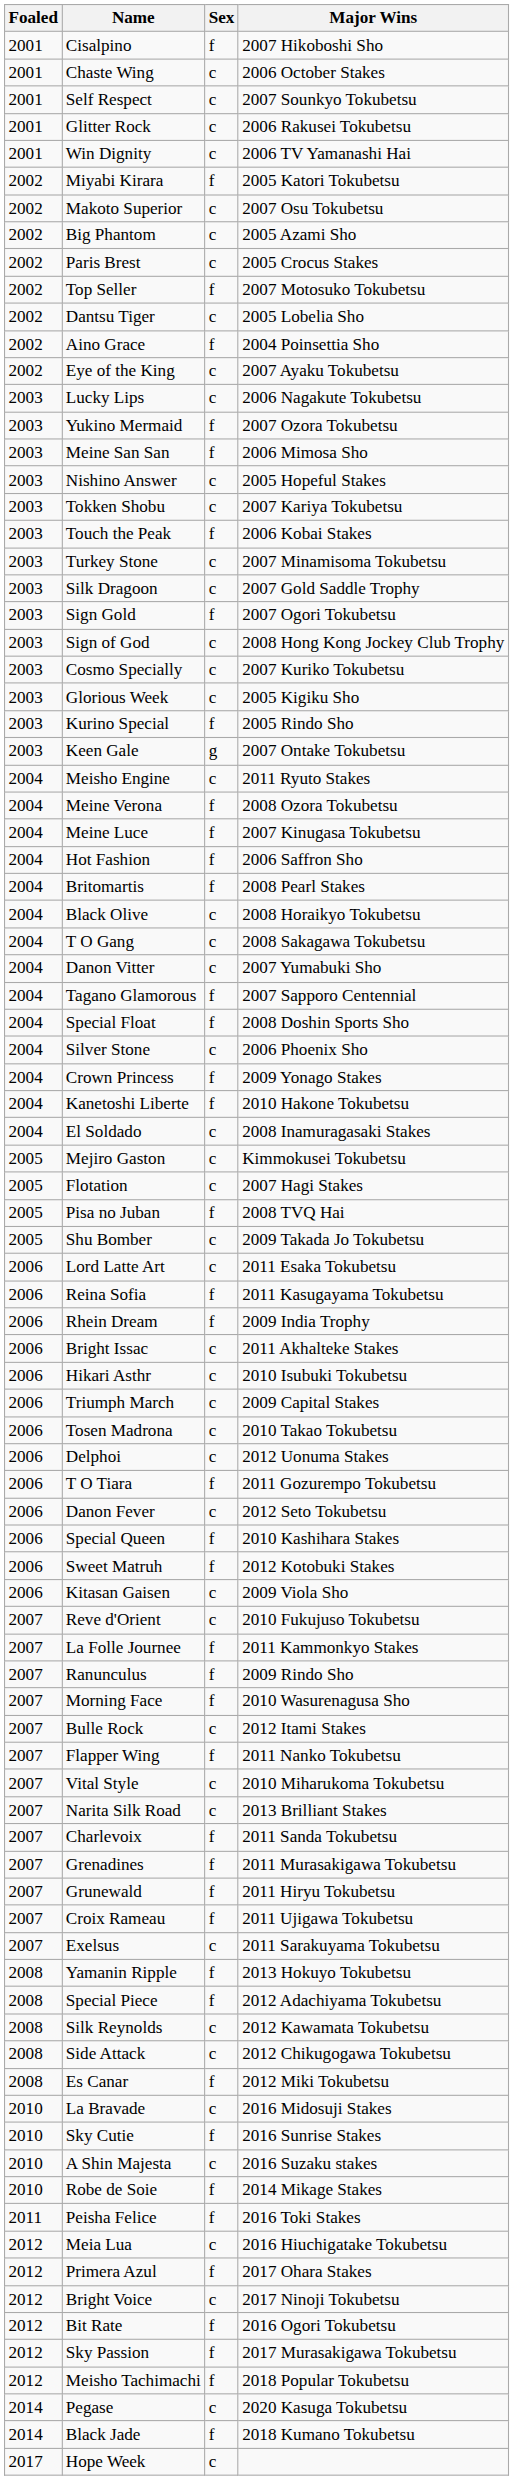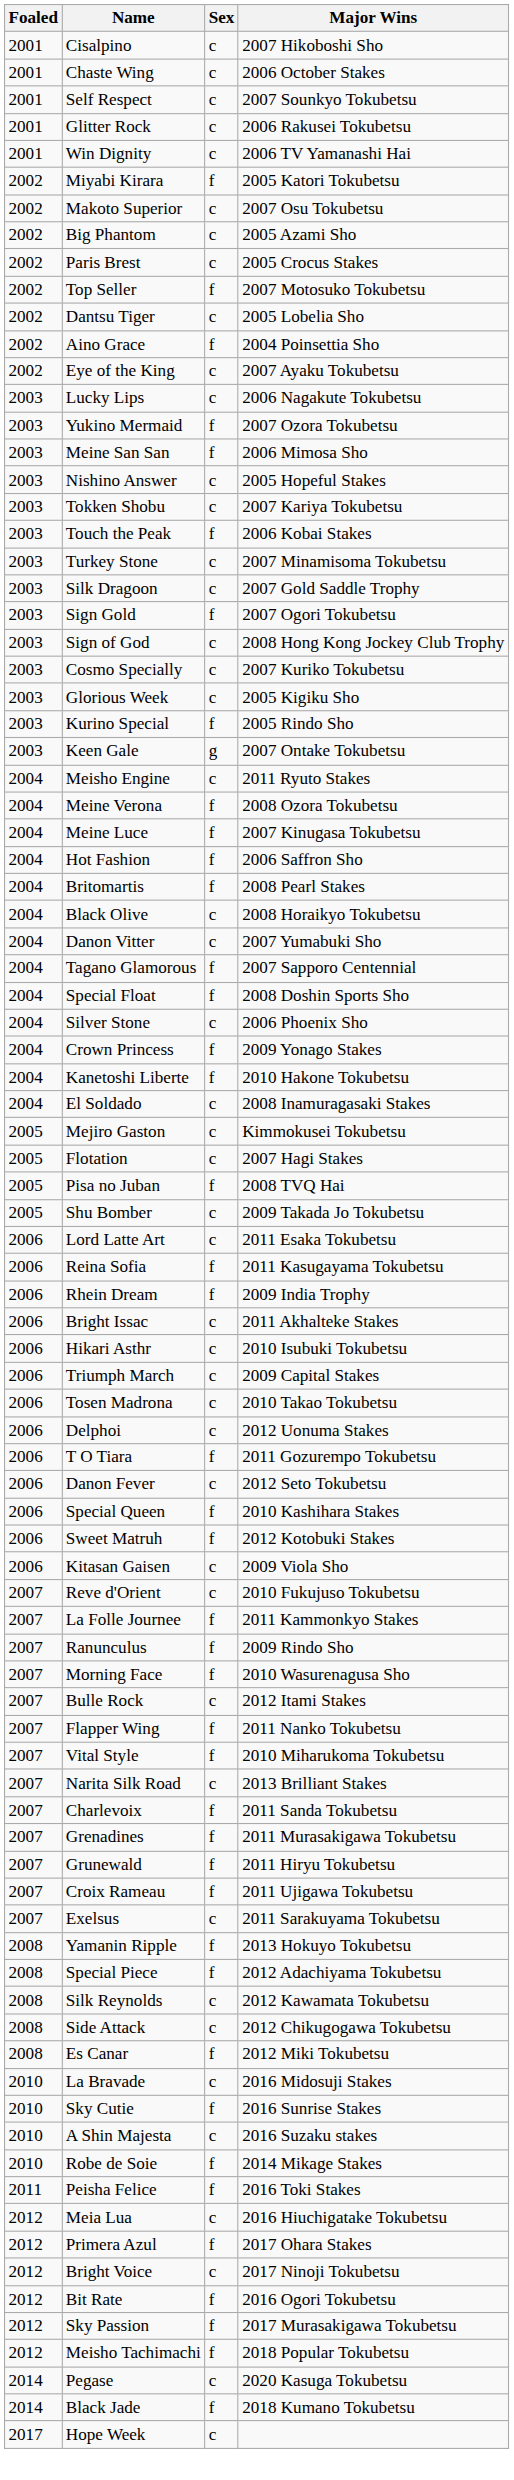(212, 45) f -> (212, 45) c
- row: (100, 941)
(212, 1782) c -> (212, 1755) f
